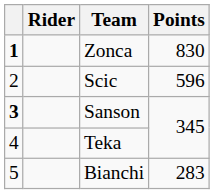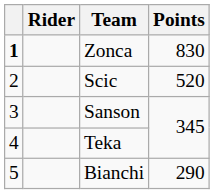(190, 81) 596 -> (190, 81) 520
(14, 111) bold -> (14, 111) normal
(190, 173) 283 -> (190, 173) 290
